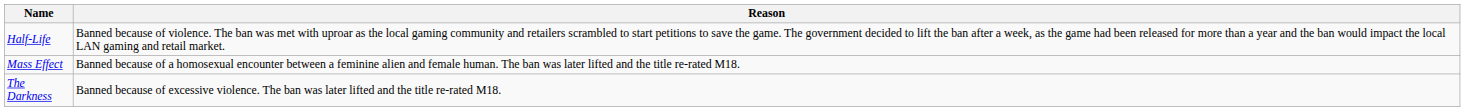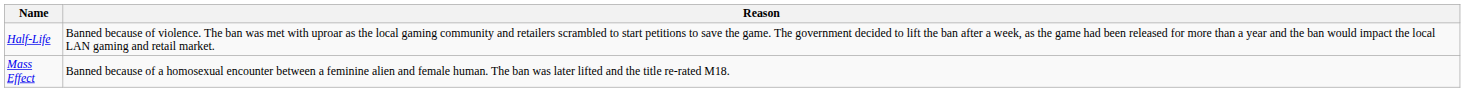- row: (29, 90)
